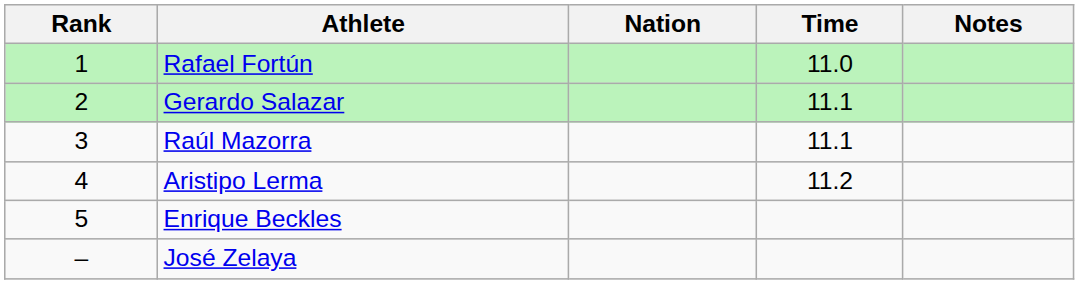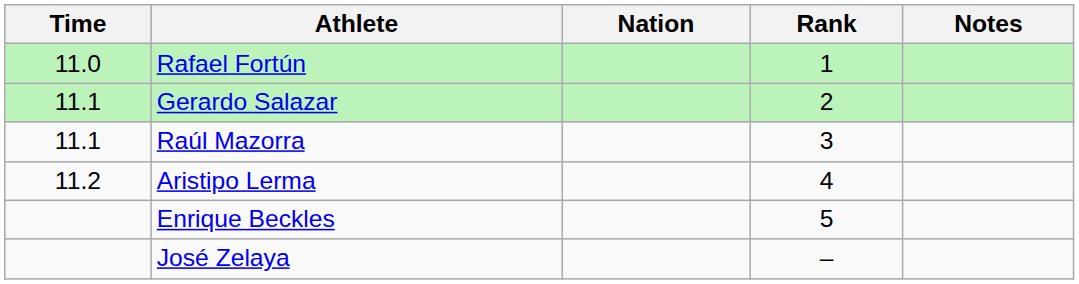columns swapped: (81, 24) <-> (830, 24)
